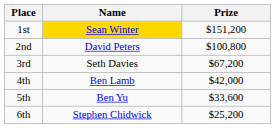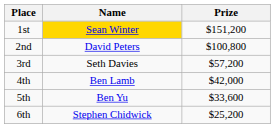(226, 64) $67,200 -> (226, 64) $57,200
